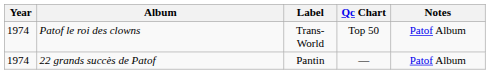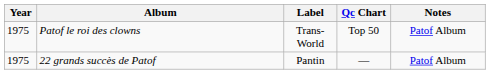(18, 30) 1974 -> (18, 30) 1975
(18, 60) 1974 -> (18, 60) 1975
